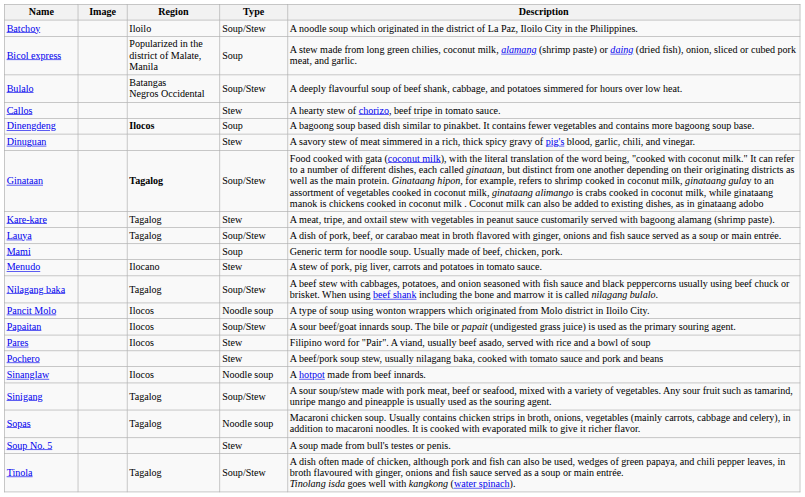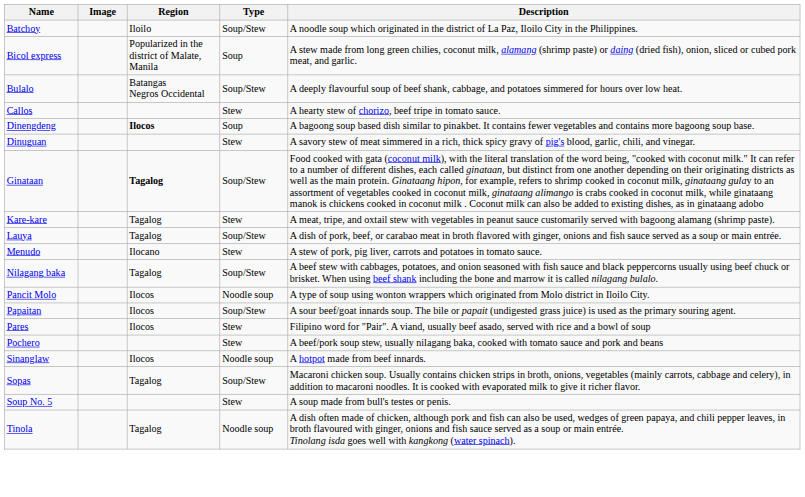- row: (19, 251)
- row: (25, 396)
(248, 423) Noodle soup -> (244, 380) Soup/Stew
(244, 472) Soup/Stew -> (248, 429) Noodle soup
